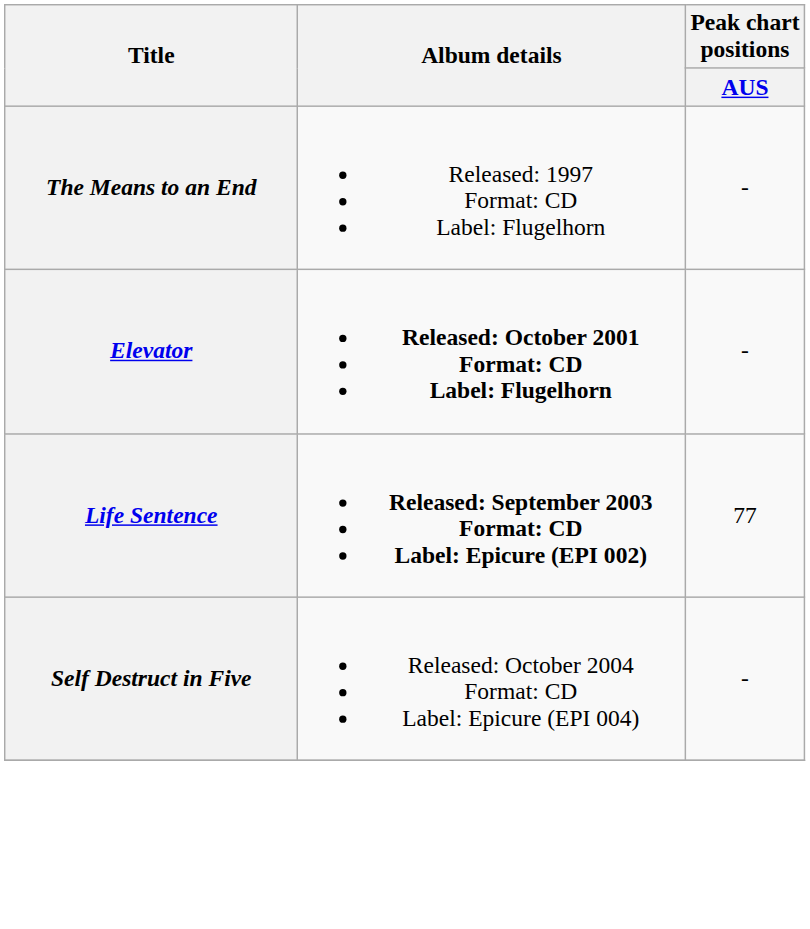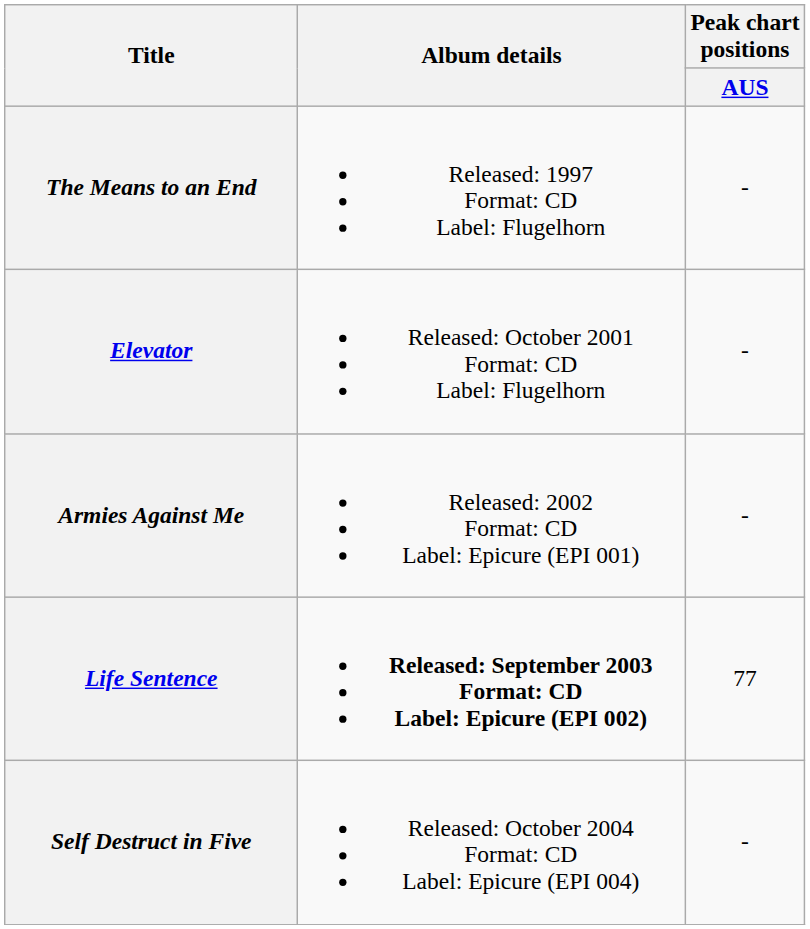(491, 365) bold -> (491, 365) normal
+ row: (151, 514)
